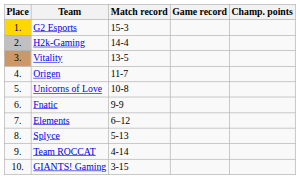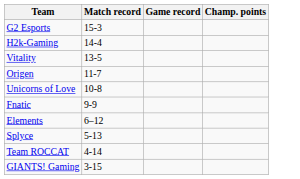- column: (18, 12)
